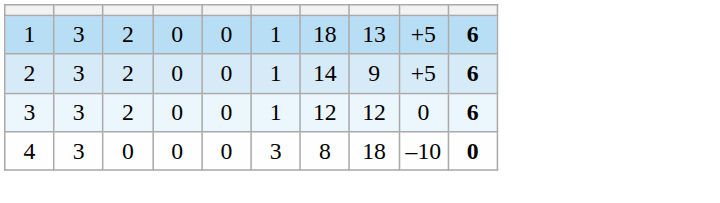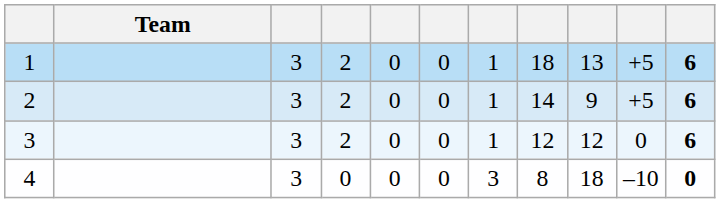+ column: (163, 23)
